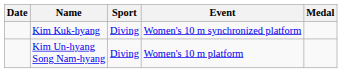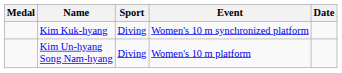columns swapped: (320, 13) <-> (17, 13)
